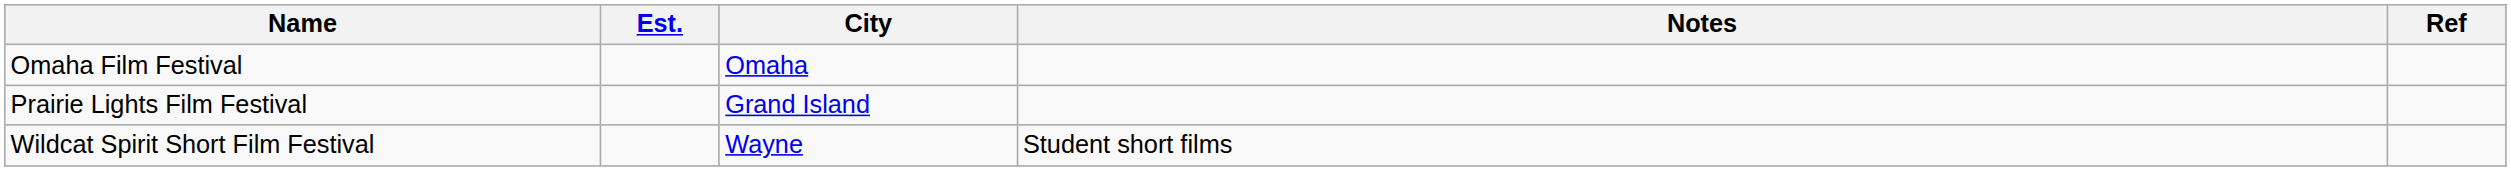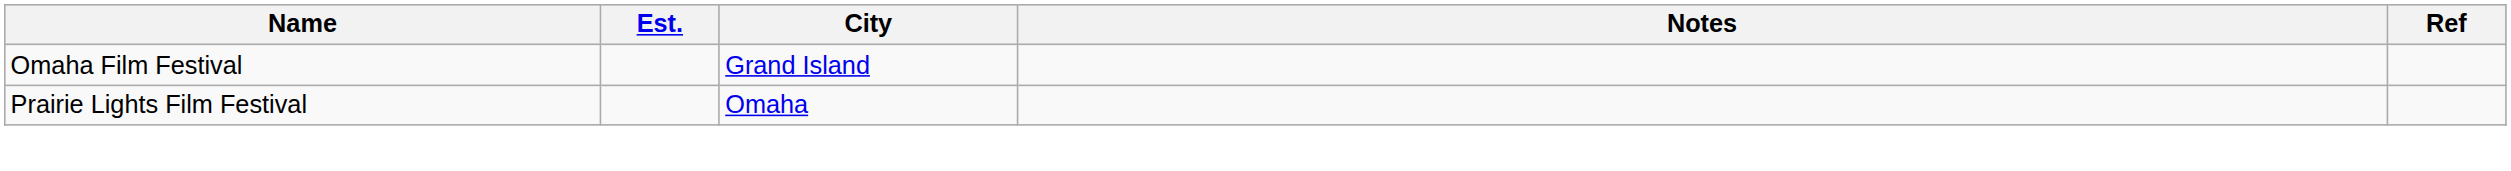(767, 64) Omaha -> (798, 64) Grand Island
(798, 104) Grand Island -> (767, 104) Omaha
- row: (193, 144)
